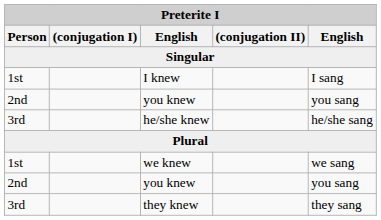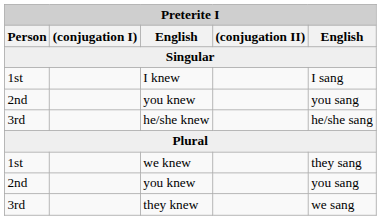(333, 162) we sang -> (336, 162) they sang
(336, 204) they sang -> (333, 204) we sang
